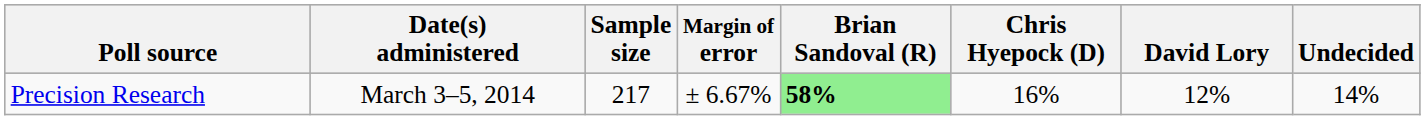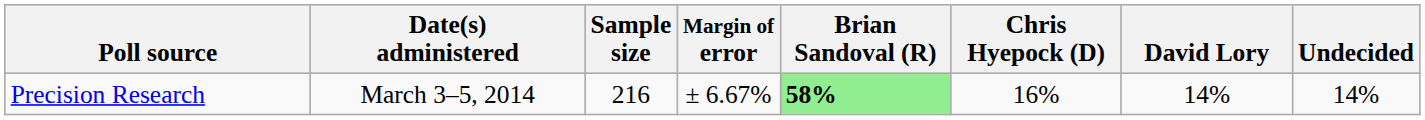(631, 93) 217 -> (631, 93) 216
(1207, 93) 12% -> (1207, 93) 14%
